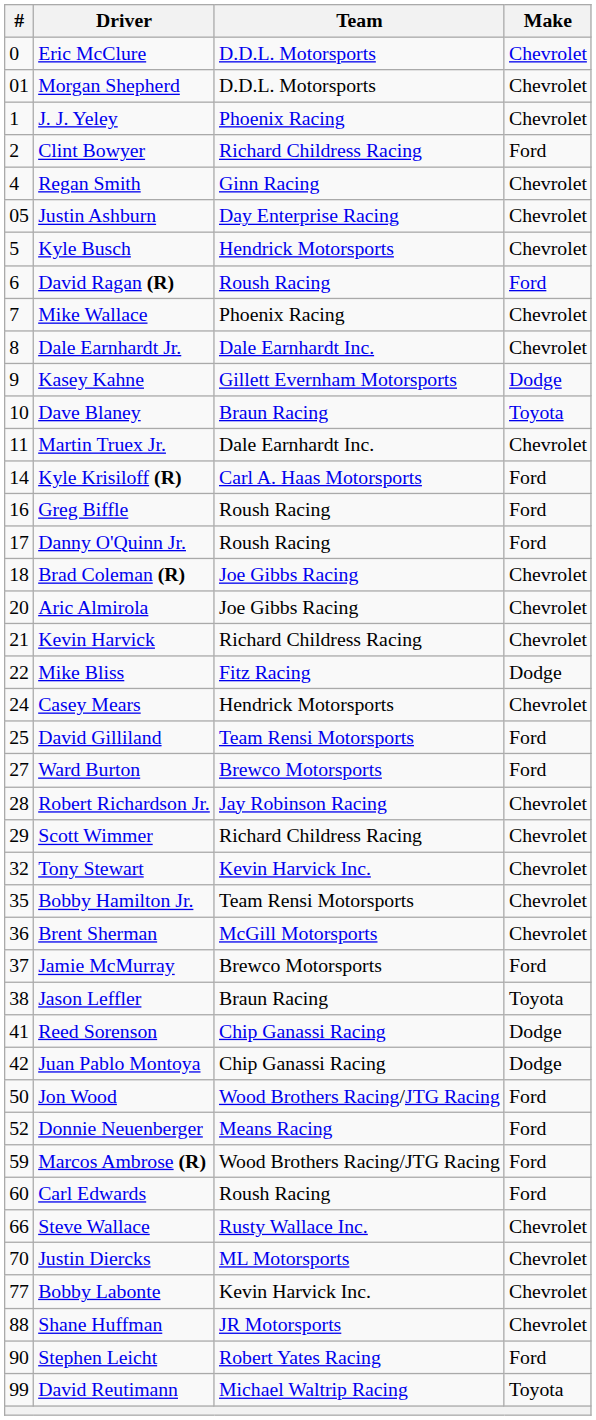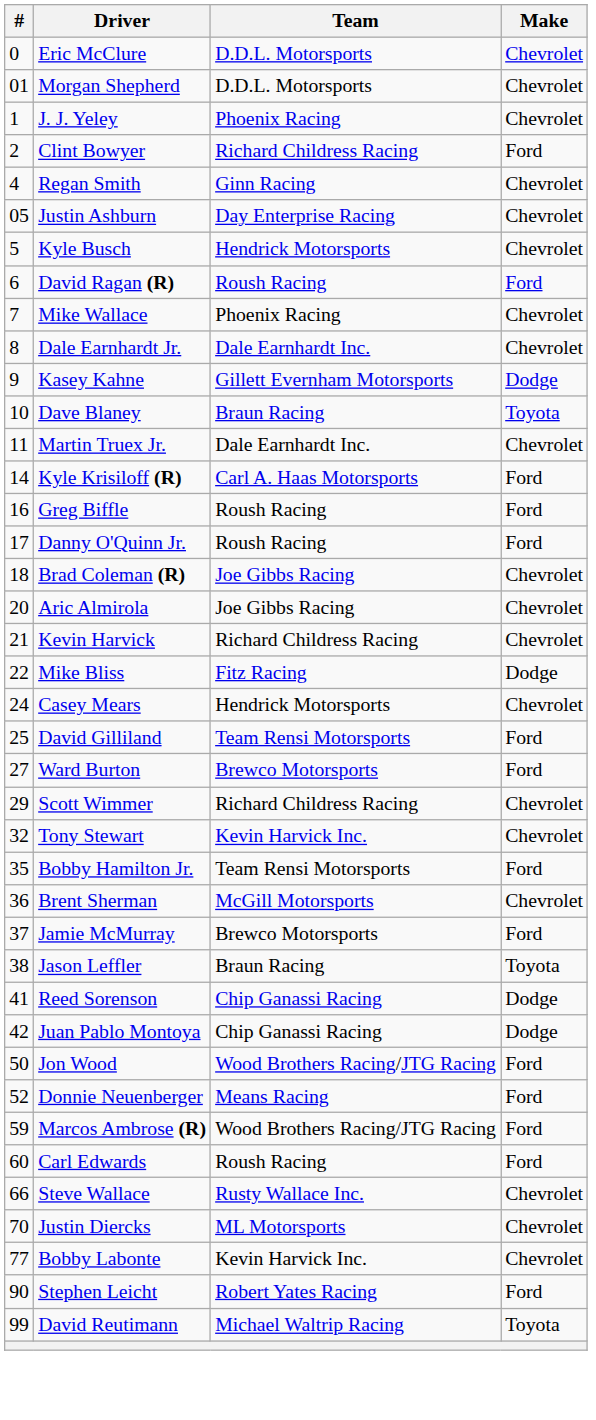- row: (124, 802)
(548, 900) Chevrolet -> (524, 868) Ford
- row: (100, 1324)
